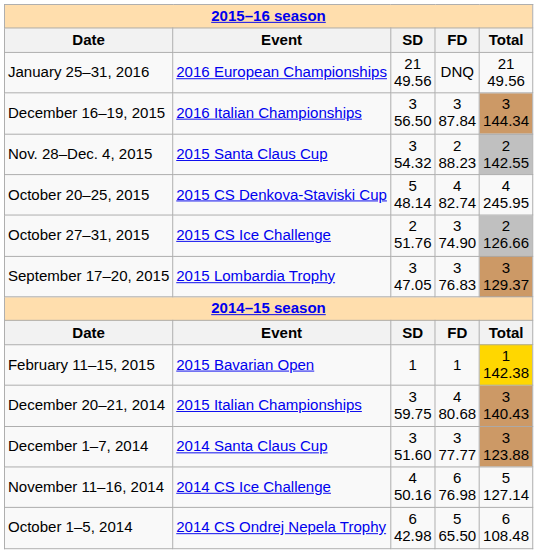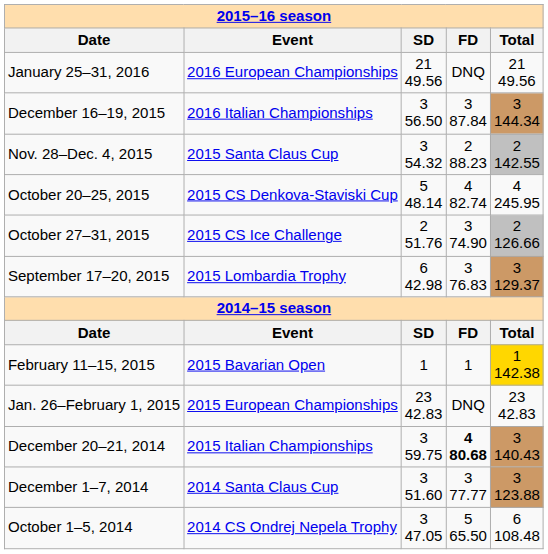(413, 276) 3 47.05 -> (424, 276) 6 42.98
+ row: (94, 405)
(457, 405) normal -> (468, 446) bold
- row: (86, 487)
(413, 528) 6 42.98 -> (424, 528) 3 47.05
